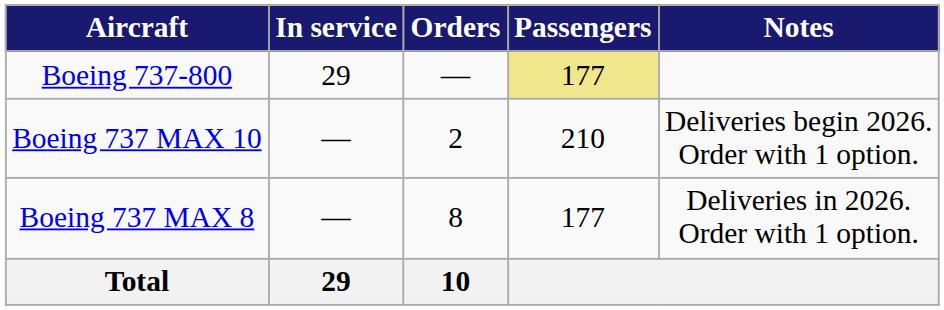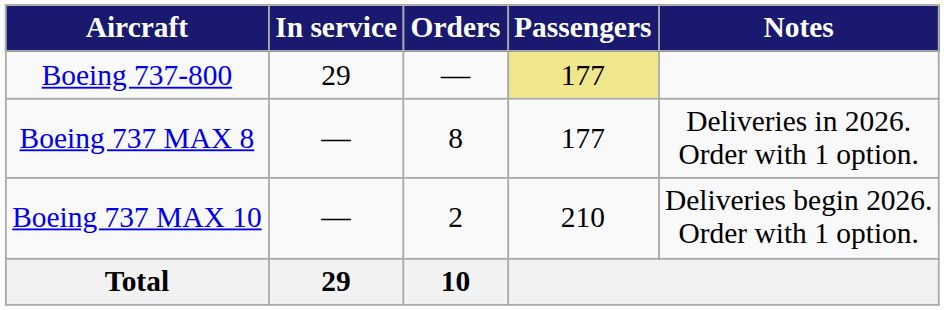rows swapped: (137, 217) <-> (137, 137)
